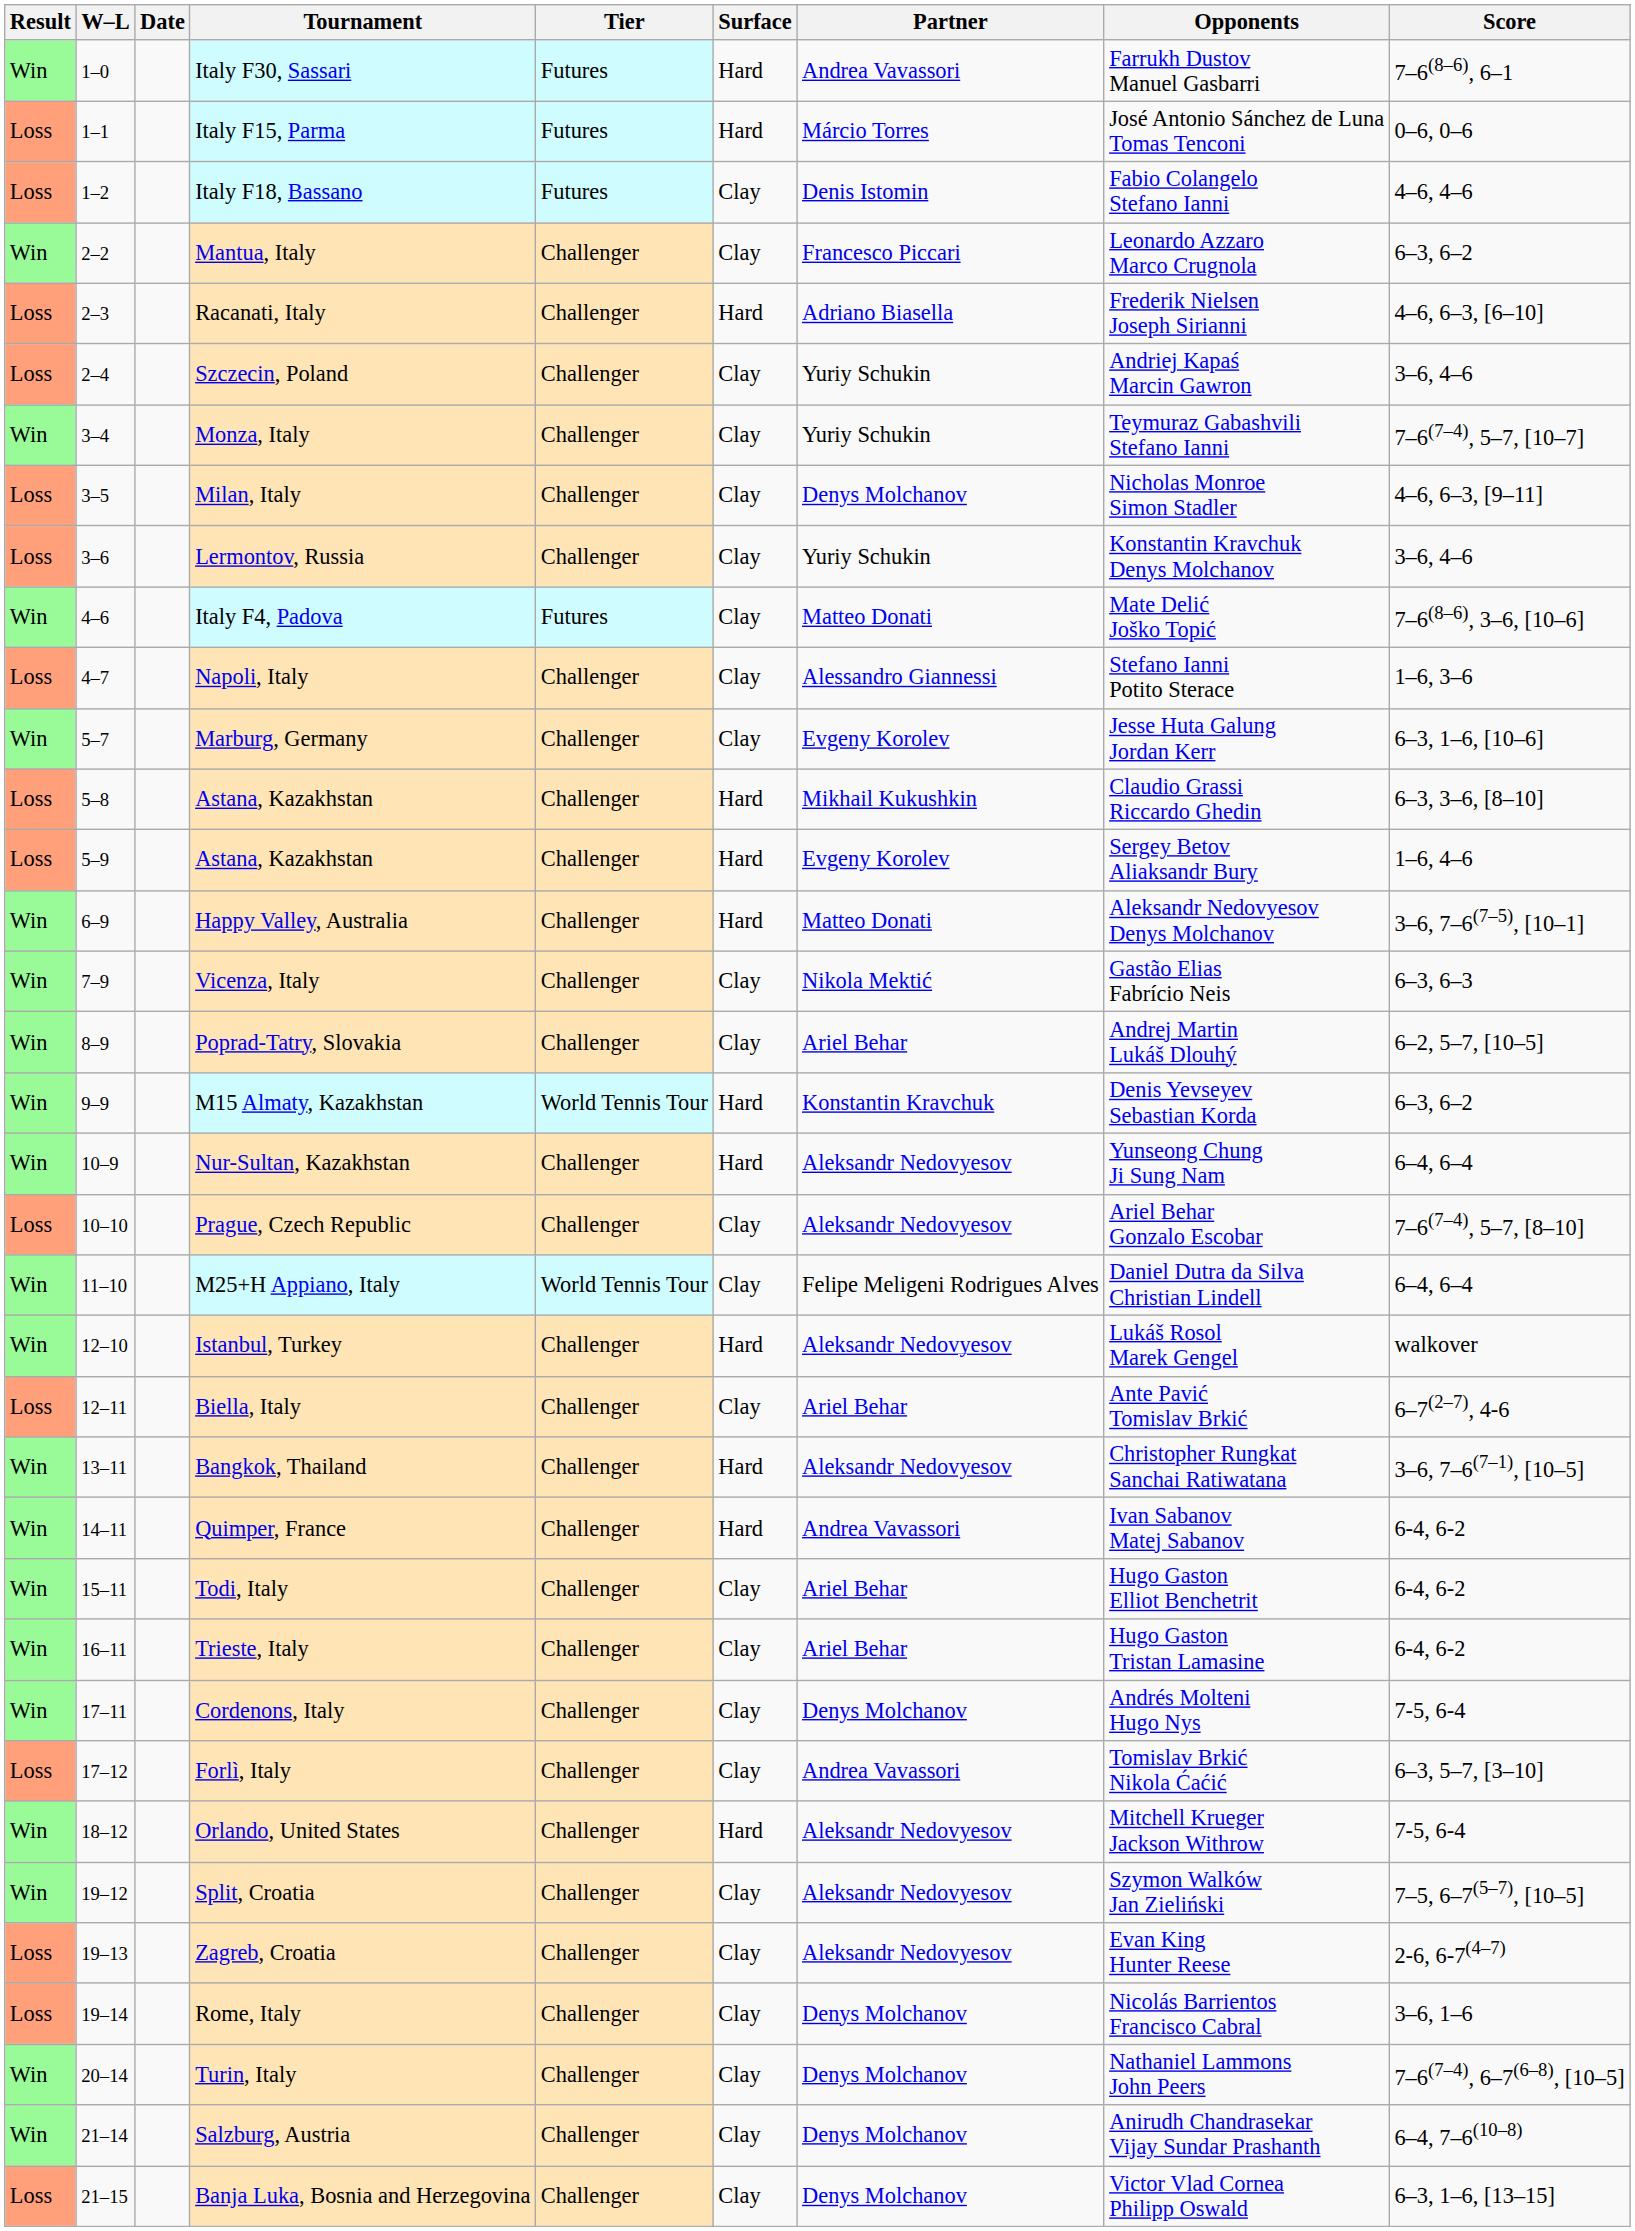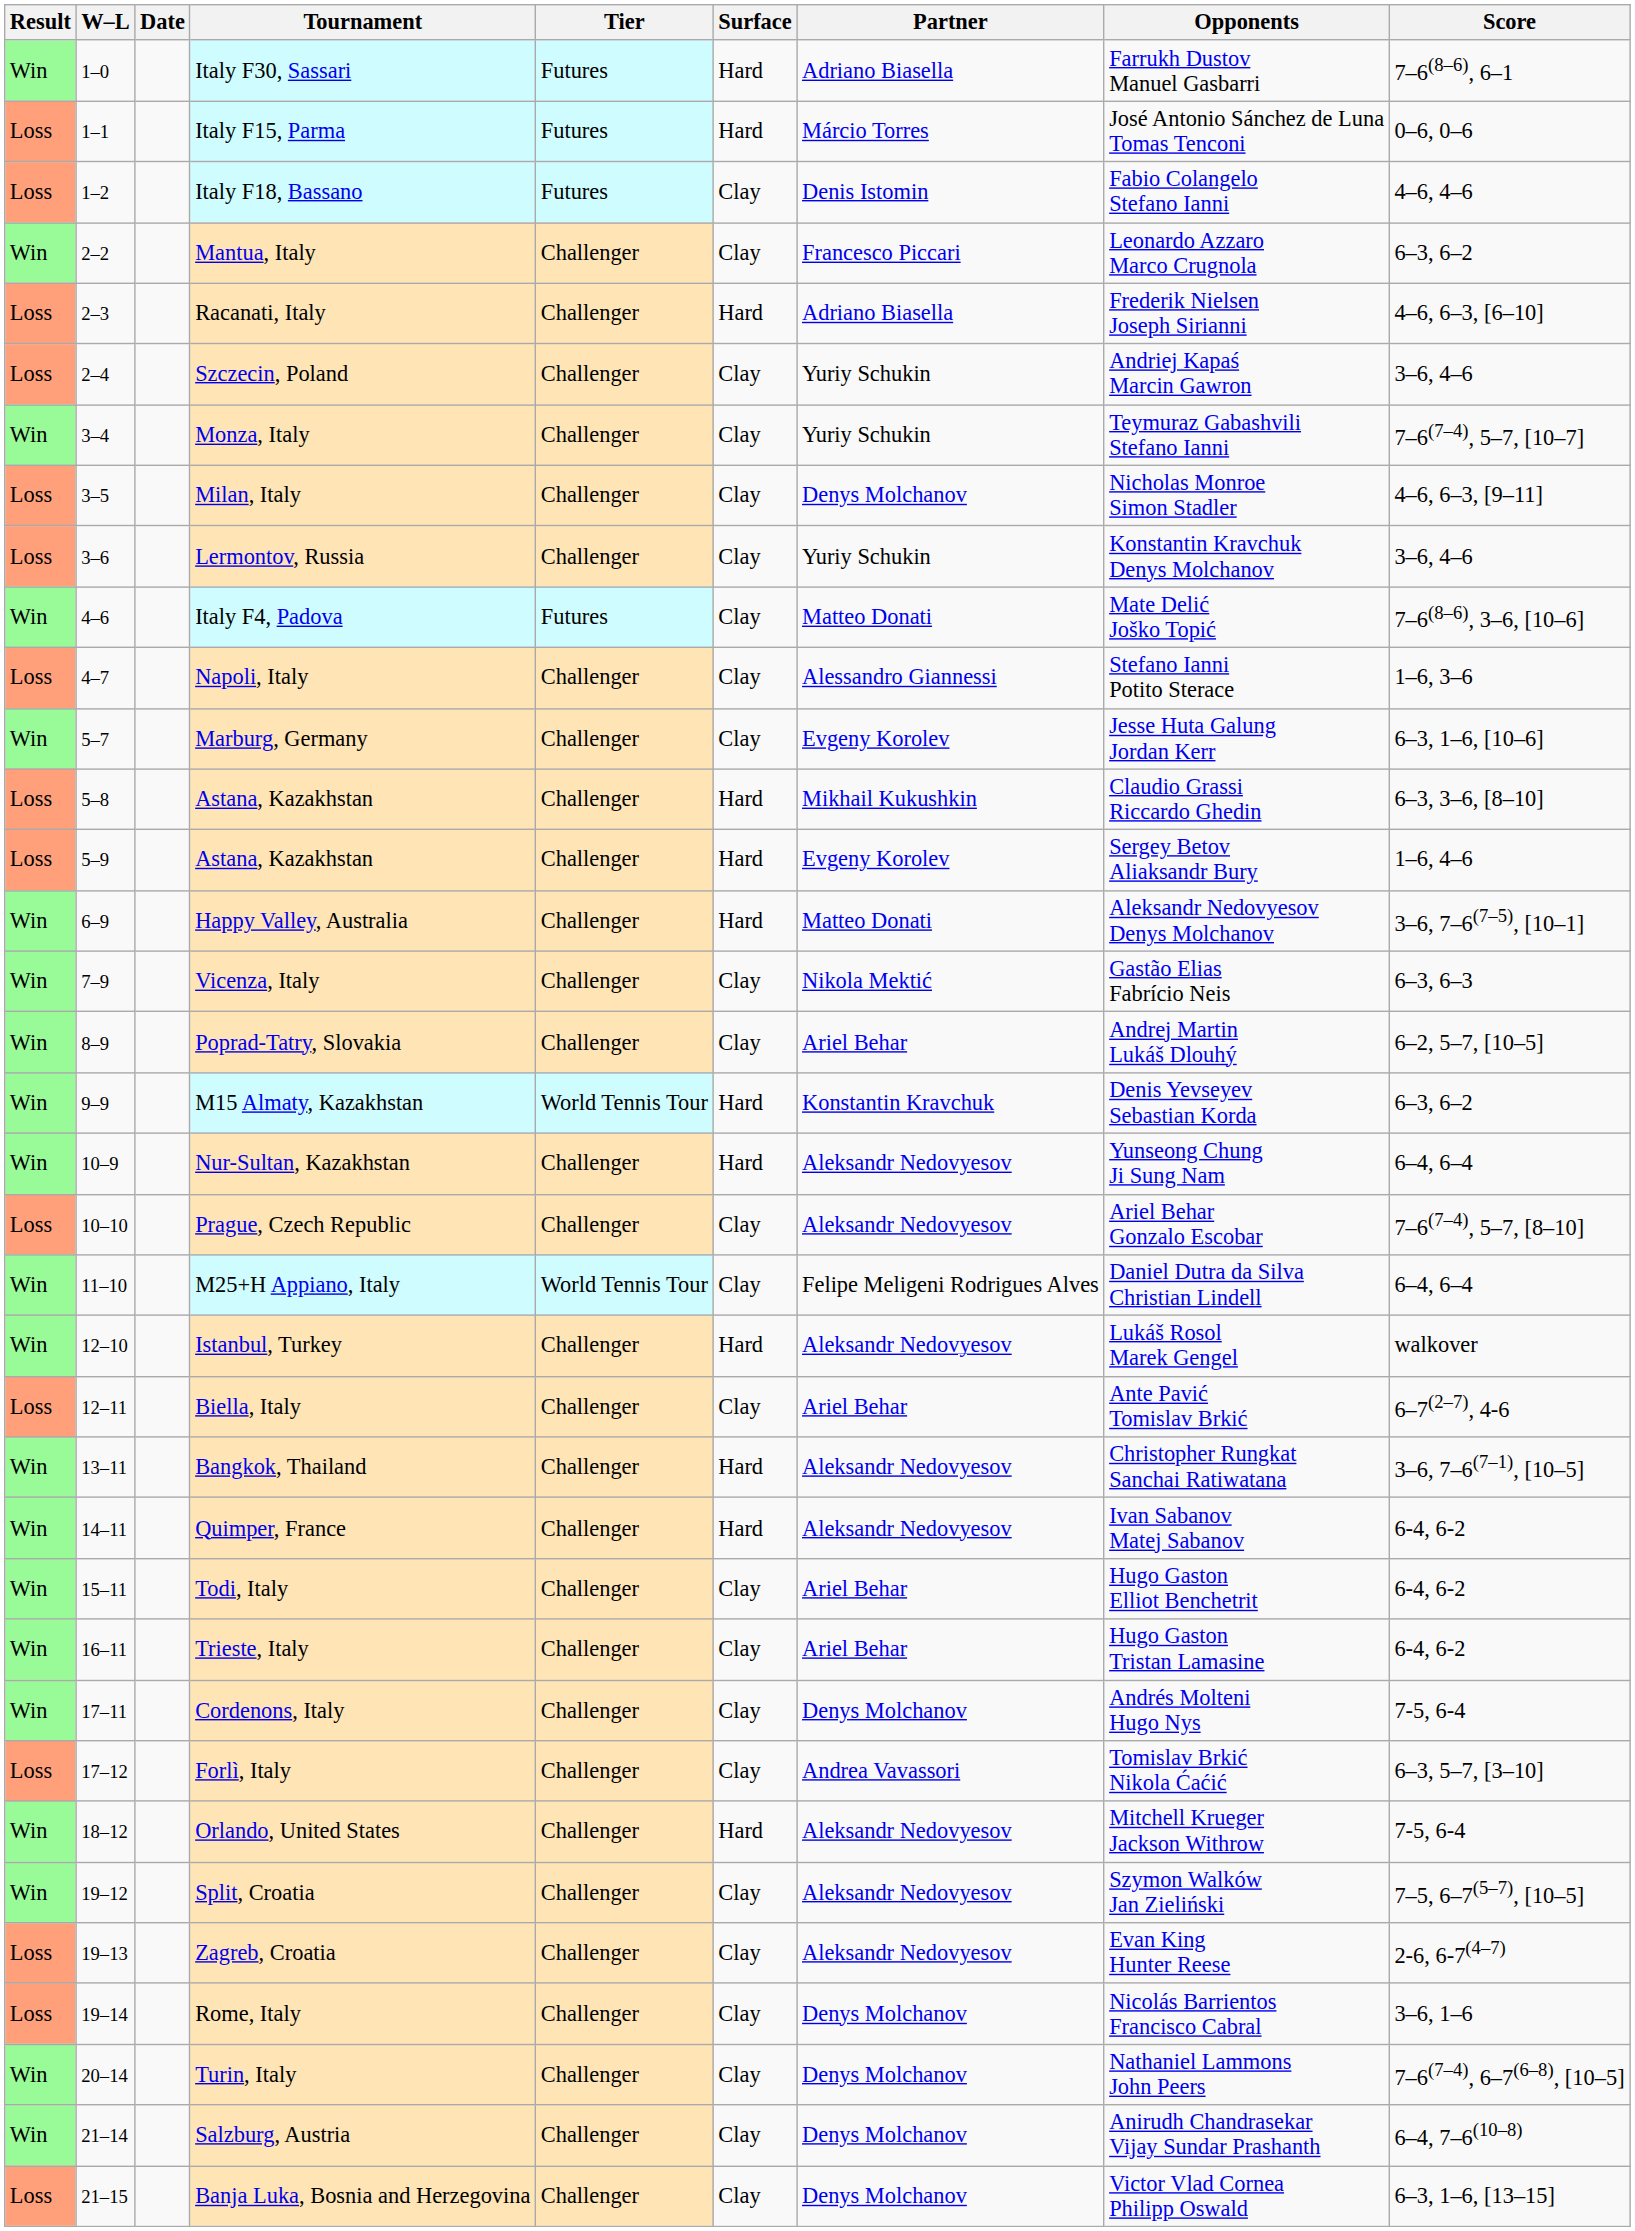(881, 70) Andrea Vavassori -> (878, 70) Adriano Biasella
(881, 1527) Andrea Vavassori -> (907, 1527) Aleksandr Nedovyesov
